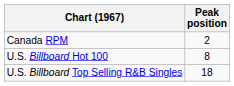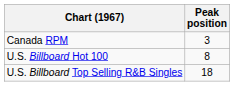(207, 40) 2 -> (207, 40) 3
